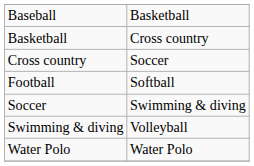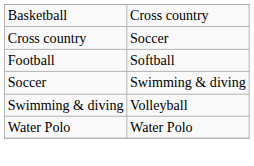- row: (32, 15)
